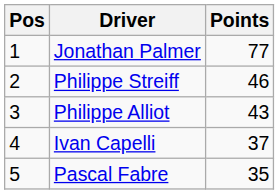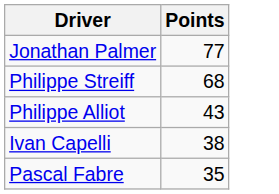- column: (27, 20)
(258, 82) 46 -> (214, 82) 68
(258, 143) 37 -> (214, 143) 38
